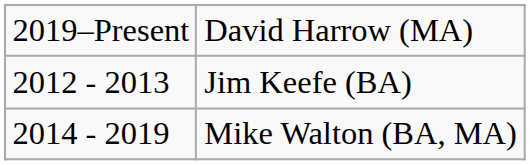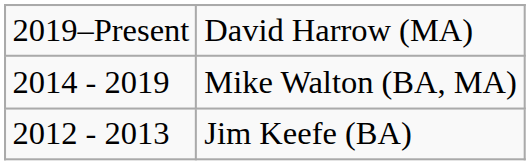rows swapped: (361, 133) <-> (308, 81)
